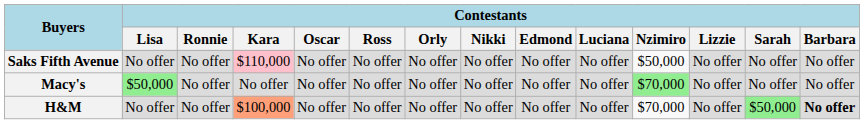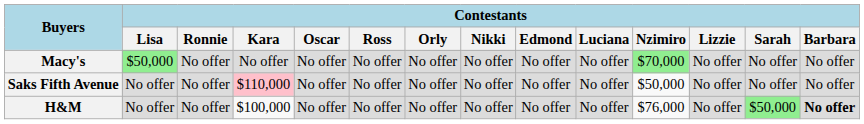rows swapped: (63, 84) <-> (63, 61)
(263, 107) lightsalmon background -> (263, 107) no background
(661, 107) $70,000 -> (661, 107) $76,000
